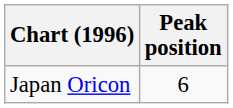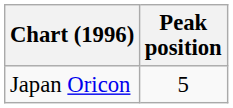(183, 84) 6 -> (183, 84) 5
